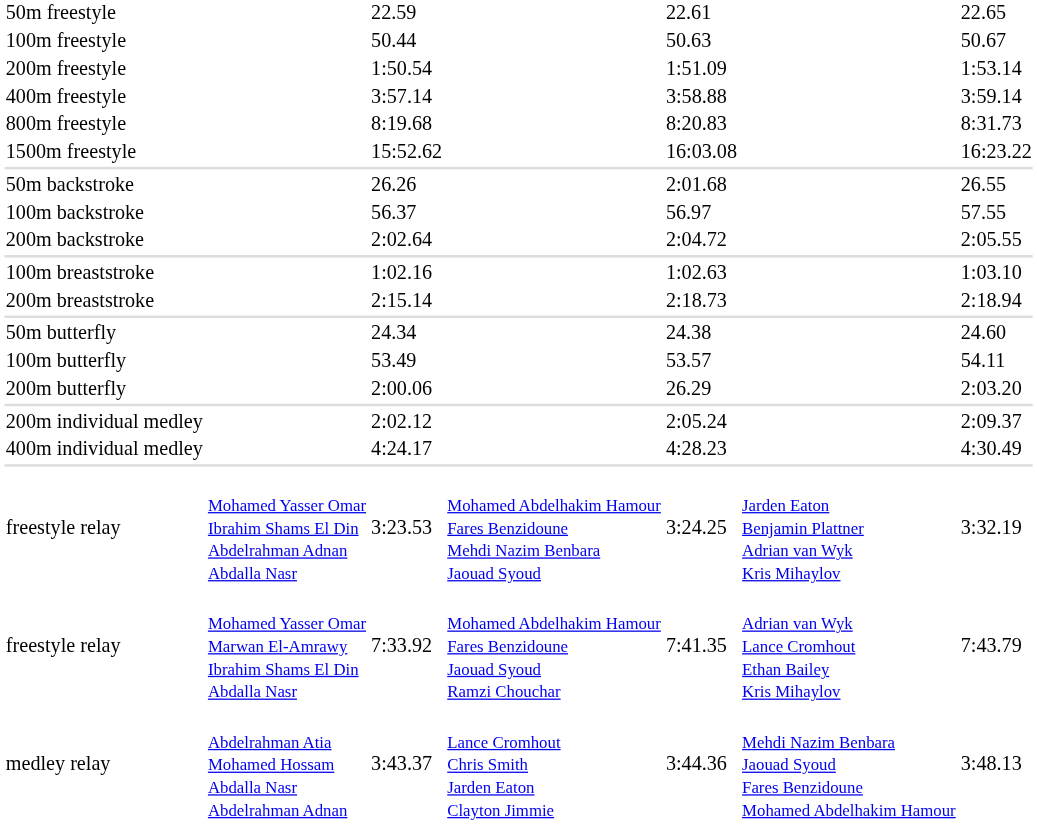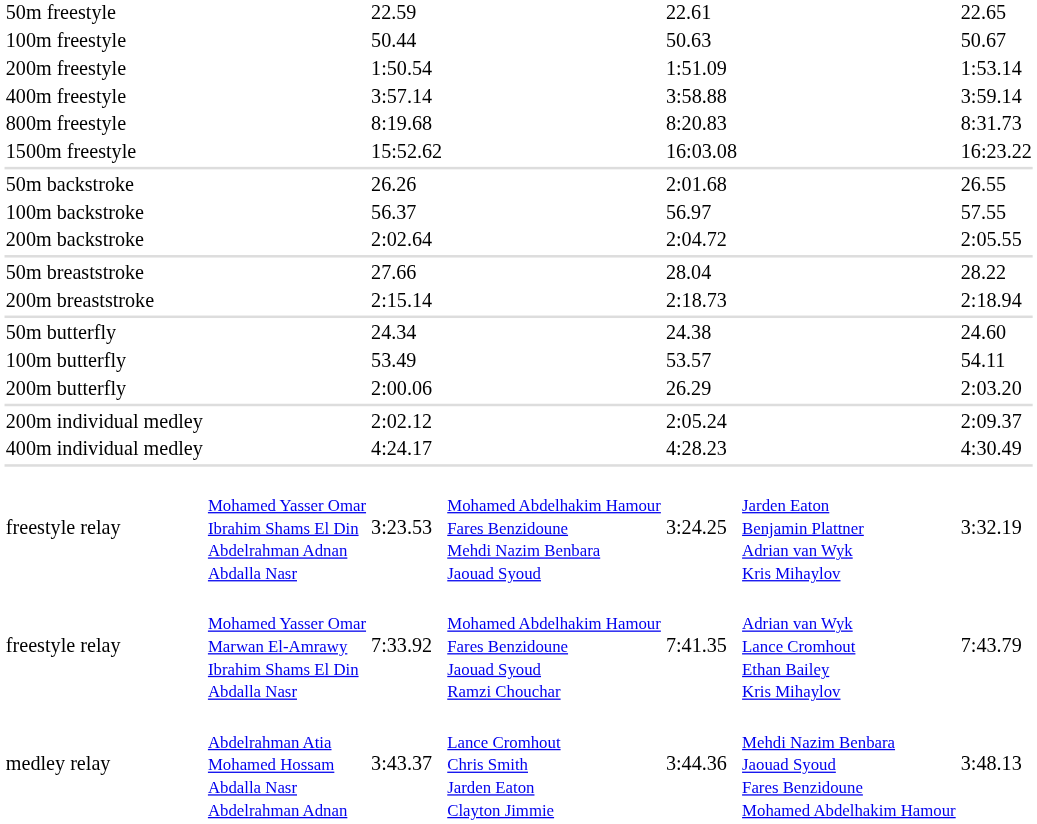+ row: (75, 272)
- row: (80, 272)
